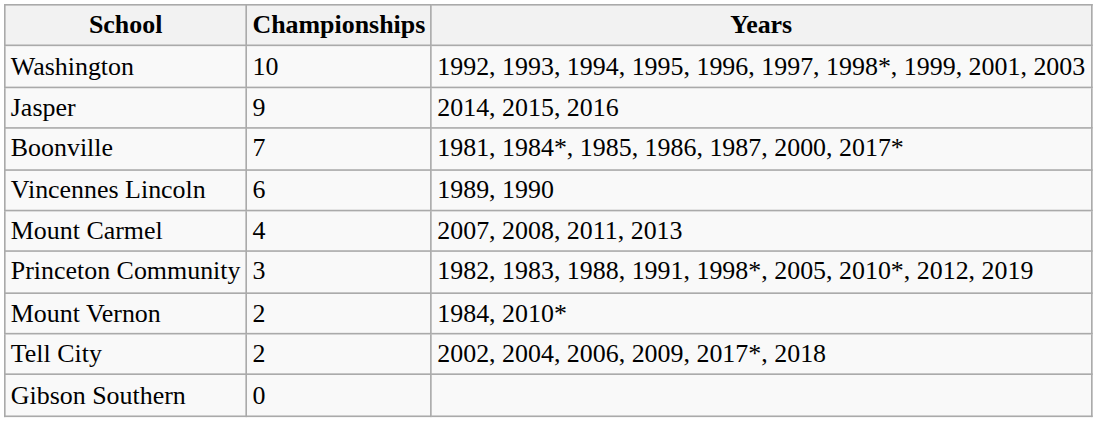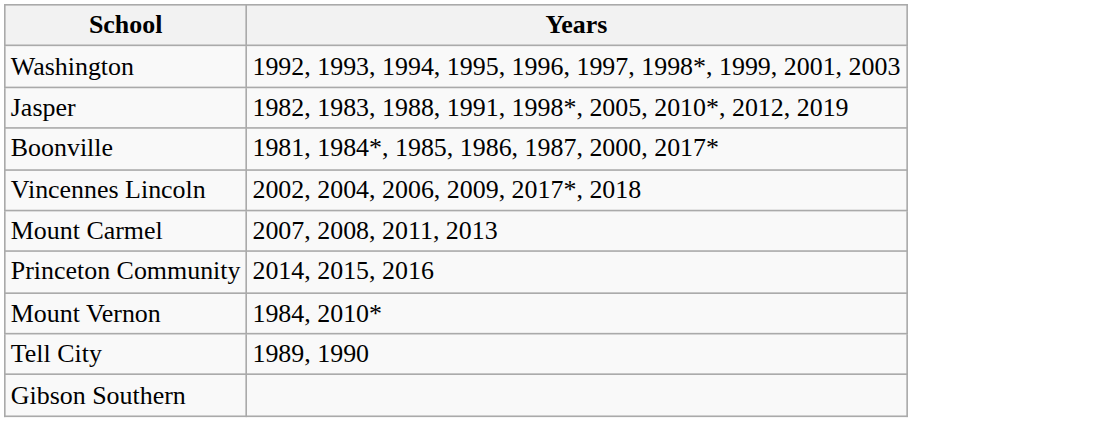- column: (339, 25)
(528, 107) 2014, 2015, 2016 -> (550, 107) 1982, 1983, 1988, 1991, 1998*, 2005, 2010*, 2012, 2019
(496, 189) 1989, 1990 -> (447, 189) 2002, 2004, 2006, 2009, 2017*, 2018
(735, 271) 1982, 1983, 1988, 1991, 1998*, 2005, 2010*, 2012, 2019 -> (343, 271) 2014, 2015, 2016
(632, 353) 2002, 2004, 2006, 2009, 2017*, 2018 -> (311, 353) 1989, 1990
